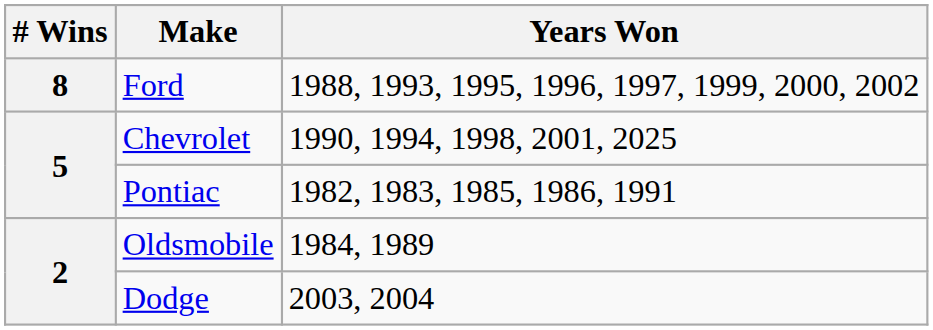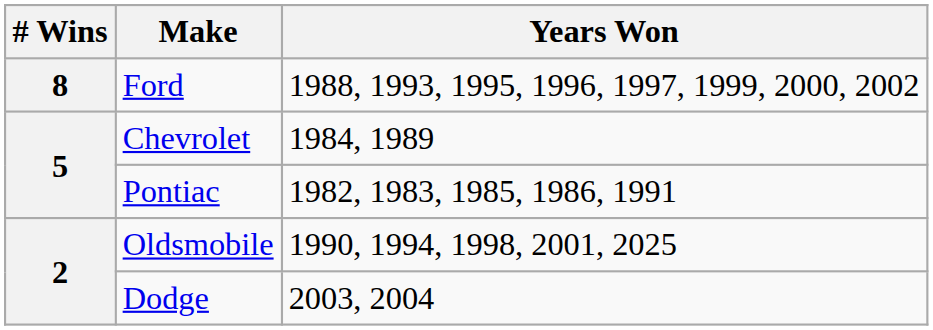(483, 138) 1990, 1994, 1998, 2001, 2025 -> (361, 138) 1984, 1989
(361, 244) 1984, 1989 -> (483, 244) 1990, 1994, 1998, 2001, 2025
